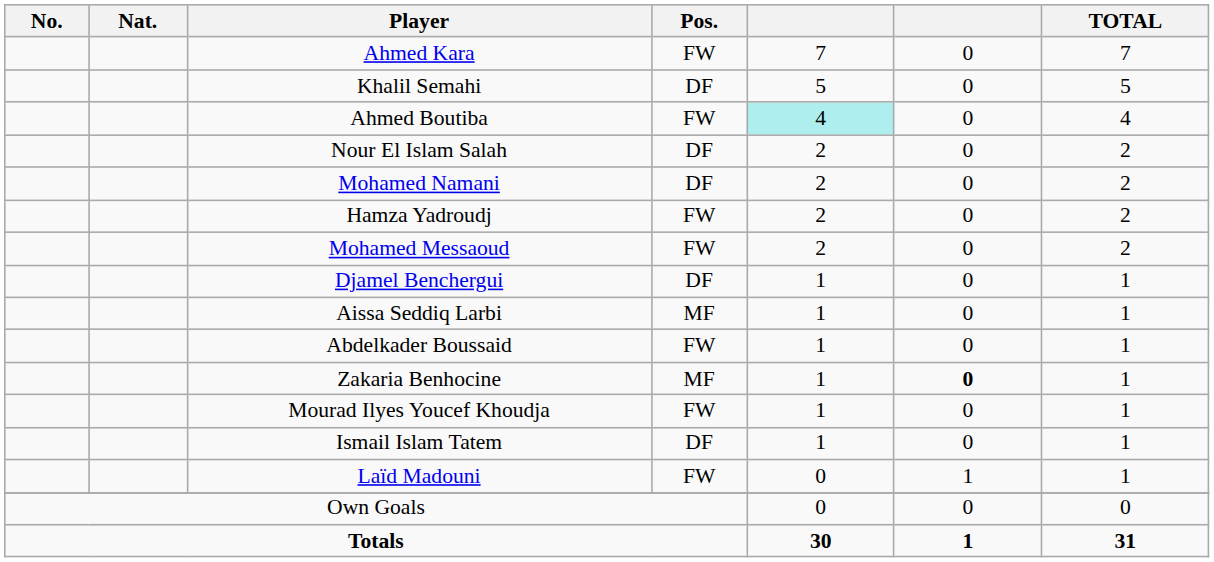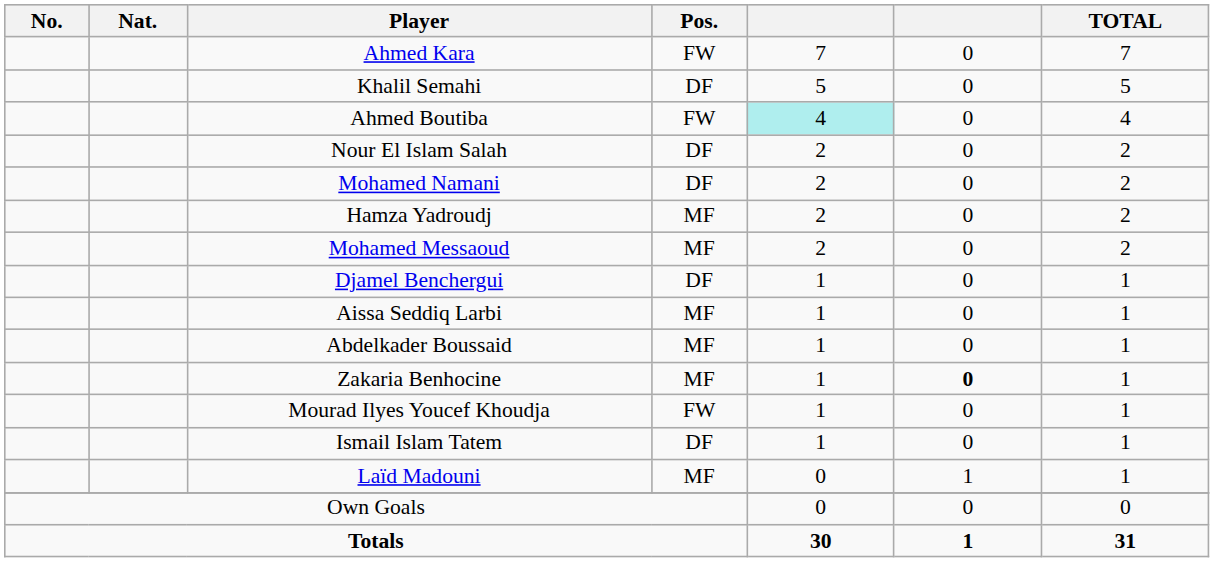(699, 215) FW -> (699, 215) MF
(699, 247) FW -> (699, 247) MF
(699, 345) FW -> (699, 345) MF
(699, 475) FW -> (699, 475) MF
